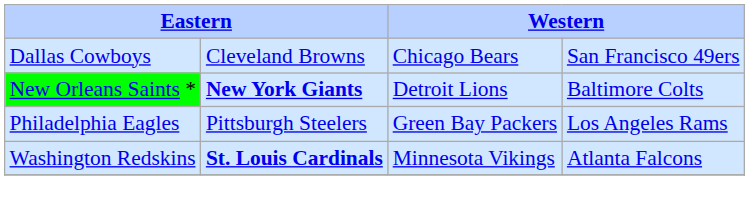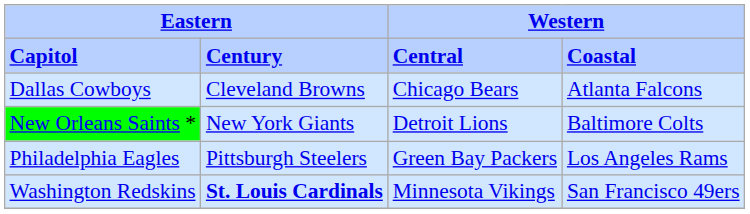+ row: (44, 55)
(653, 55) San Francisco 49ers -> (634, 89) Atlanta Falcons
(284, 89) bold -> (280, 123) normal
(634, 157) Atlanta Falcons -> (653, 191) San Francisco 49ers
